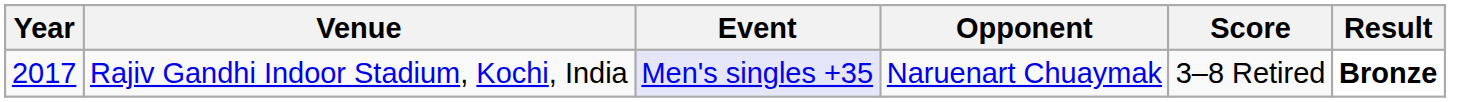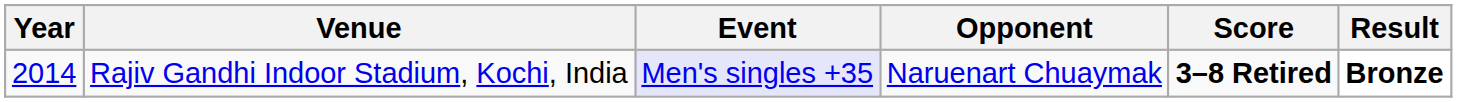(44, 73) 2017 -> (44, 73) 2014
(1251, 73) normal -> (1254, 73) bold
